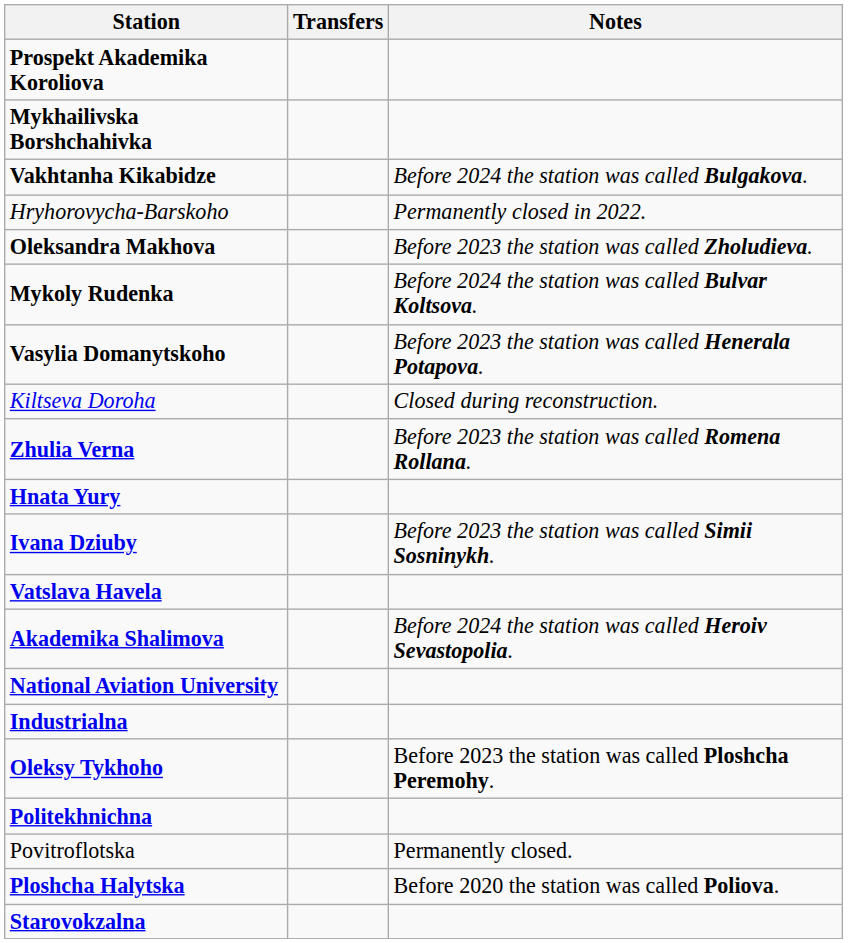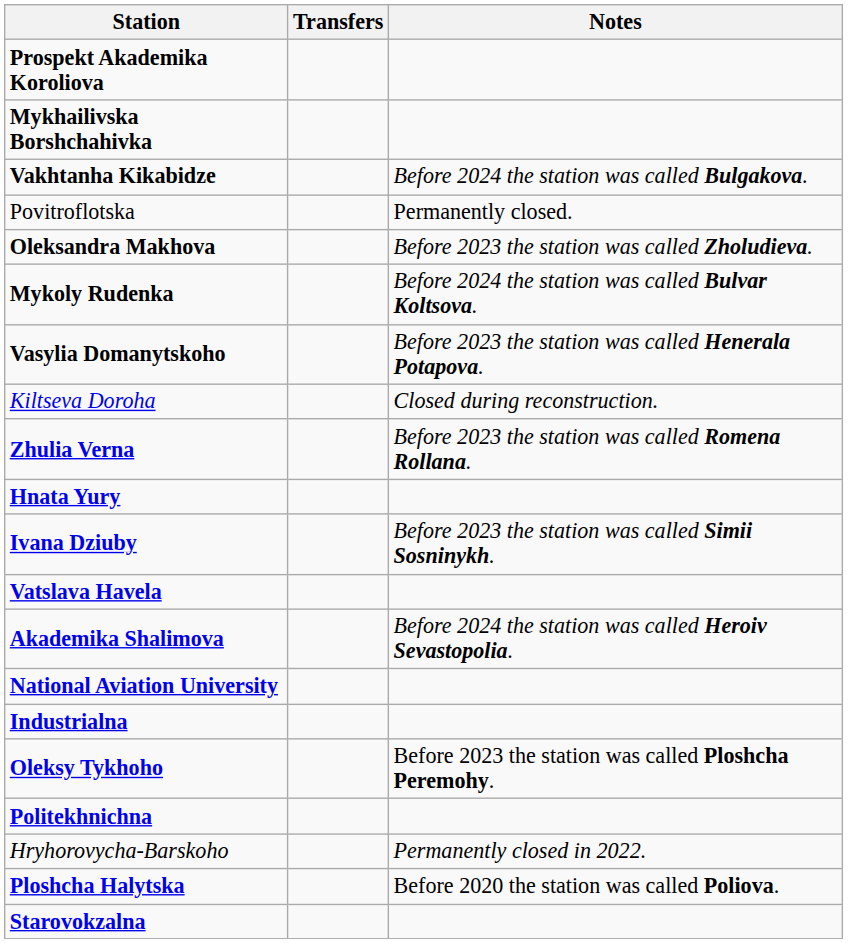rows swapped: (119, 211) <-> (72, 851)
